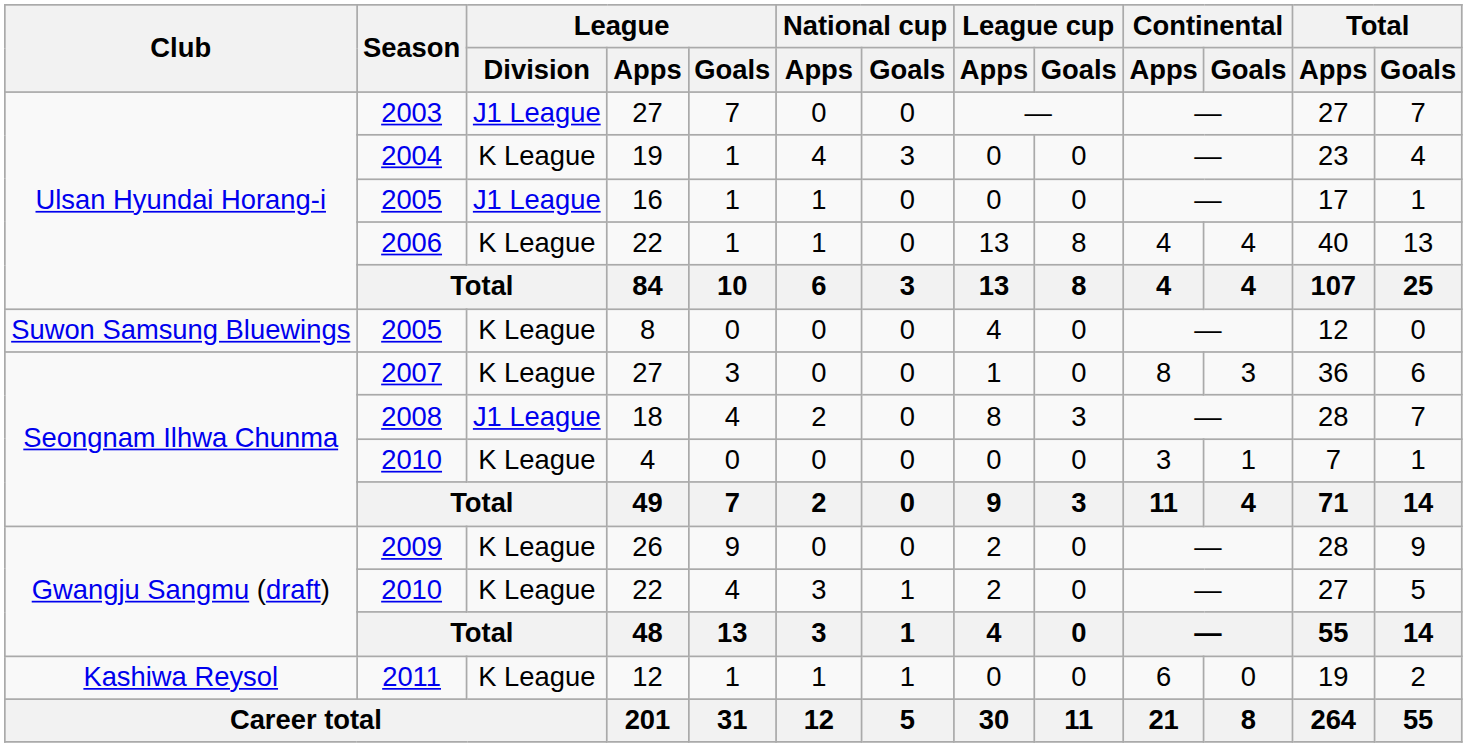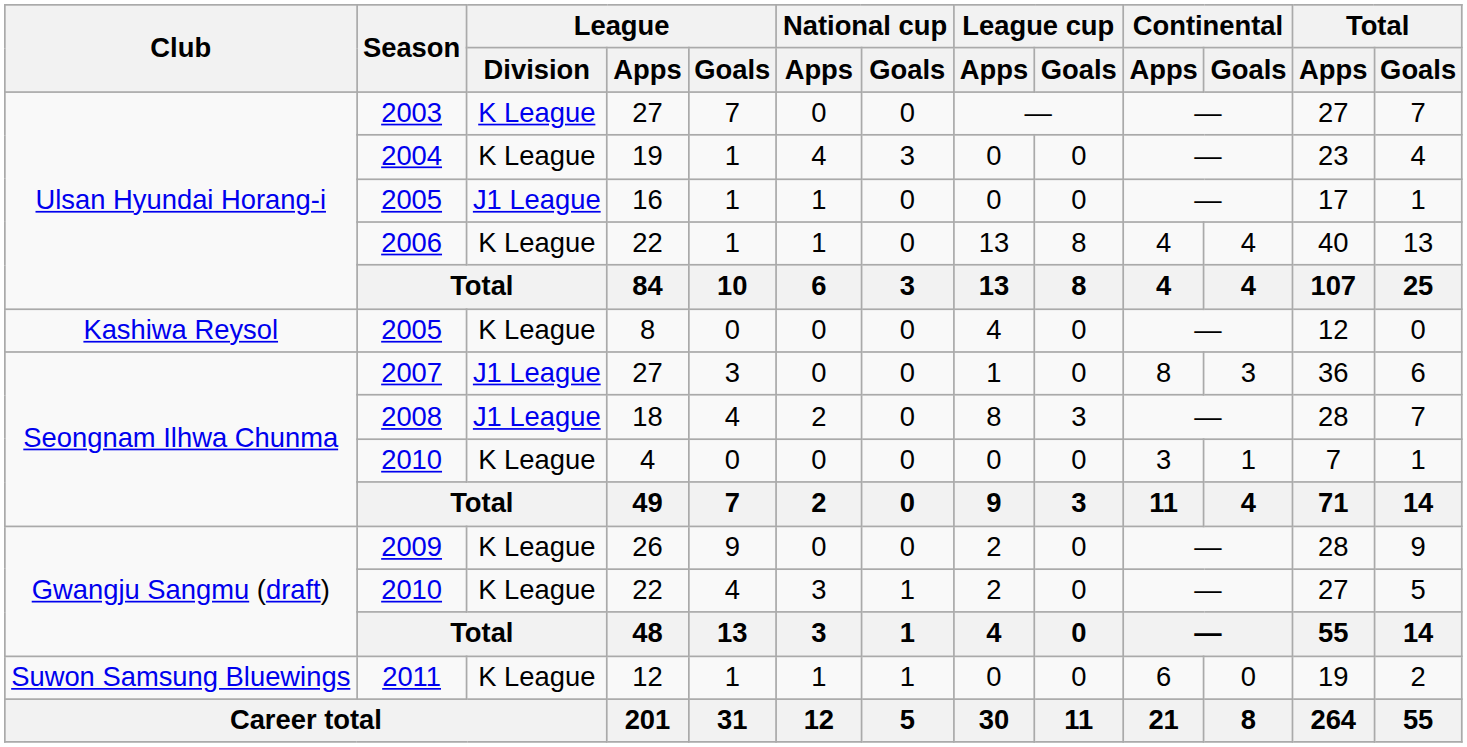(537, 112) J1 League -> (537, 112) K League
(181, 329) Suwon Samsung Bluewings -> (181, 329) Kashiwa Reysol
(537, 373) K League -> (537, 373) J1 League
(181, 677) Kashiwa Reysol -> (181, 677) Suwon Samsung Bluewings
